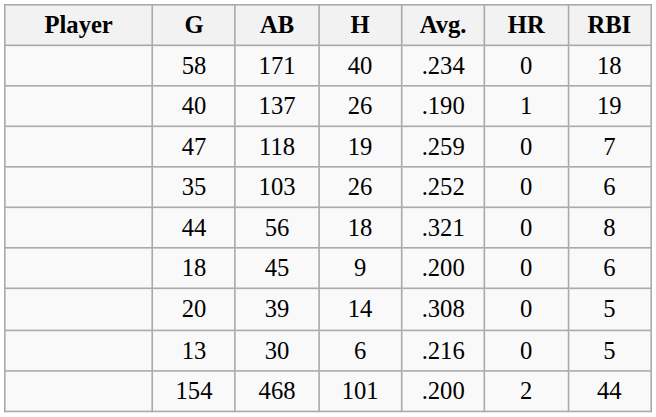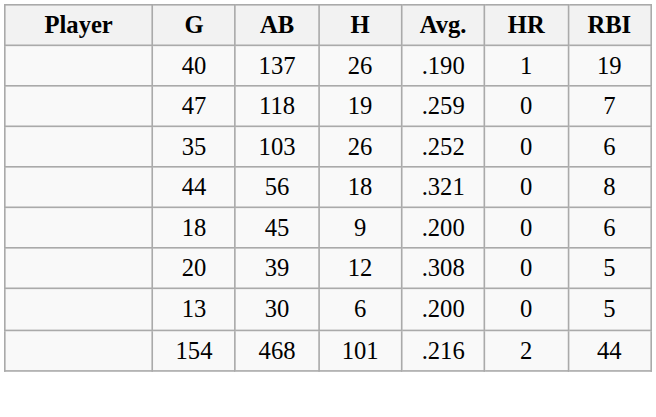- row: (194, 65)
(360, 309) 14 -> (360, 268) 12
(443, 349) .216 -> (443, 309) .200
(443, 390) .200 -> (443, 349) .216
